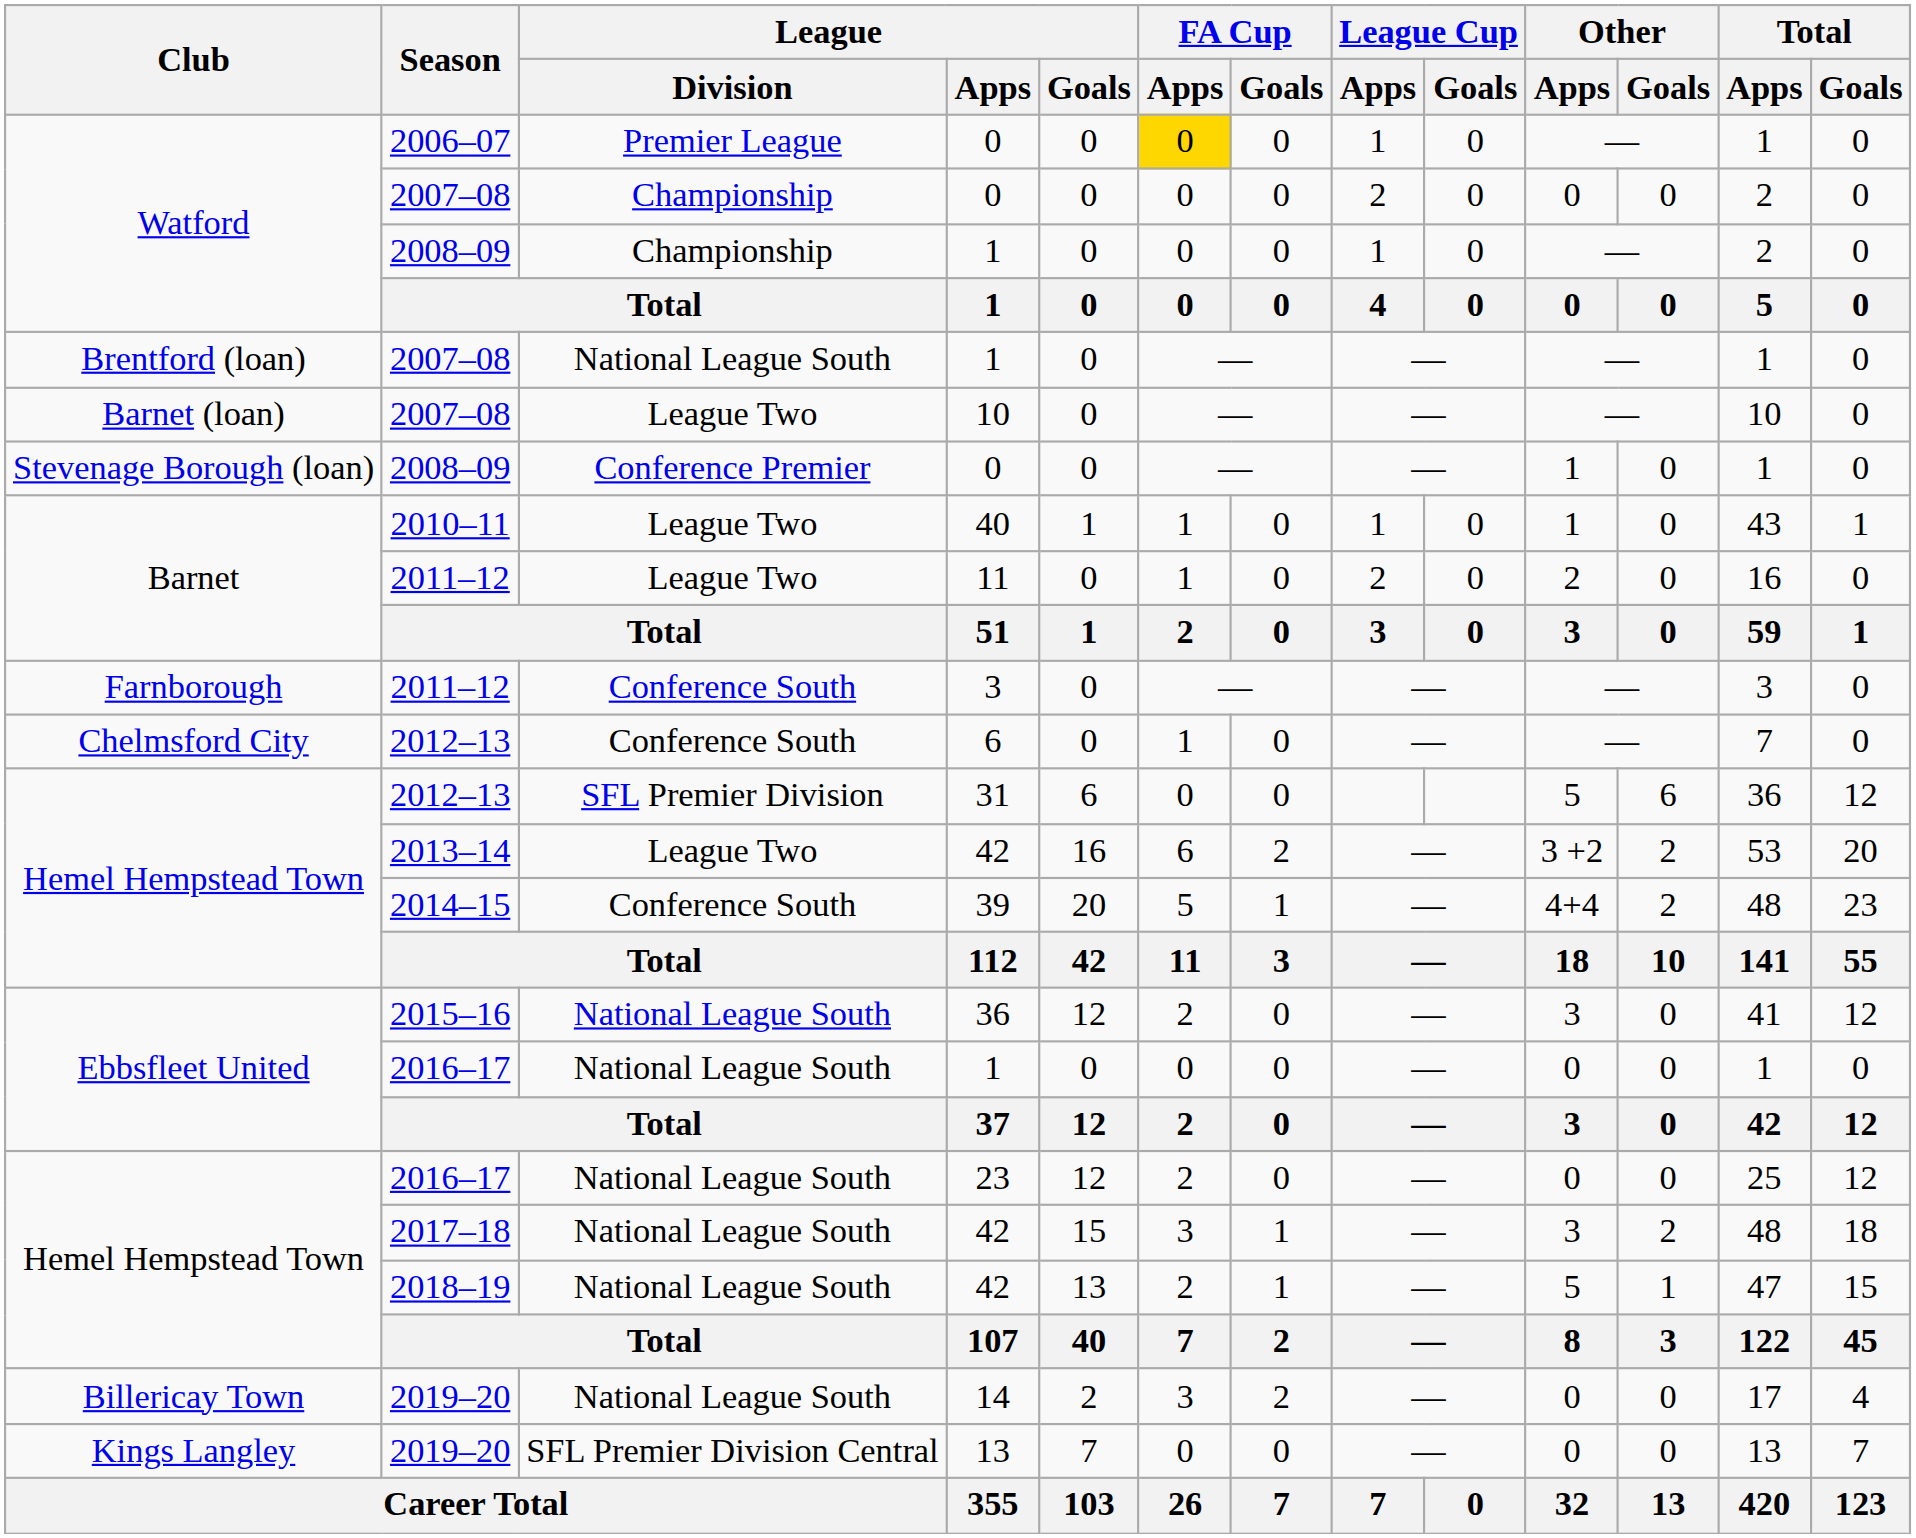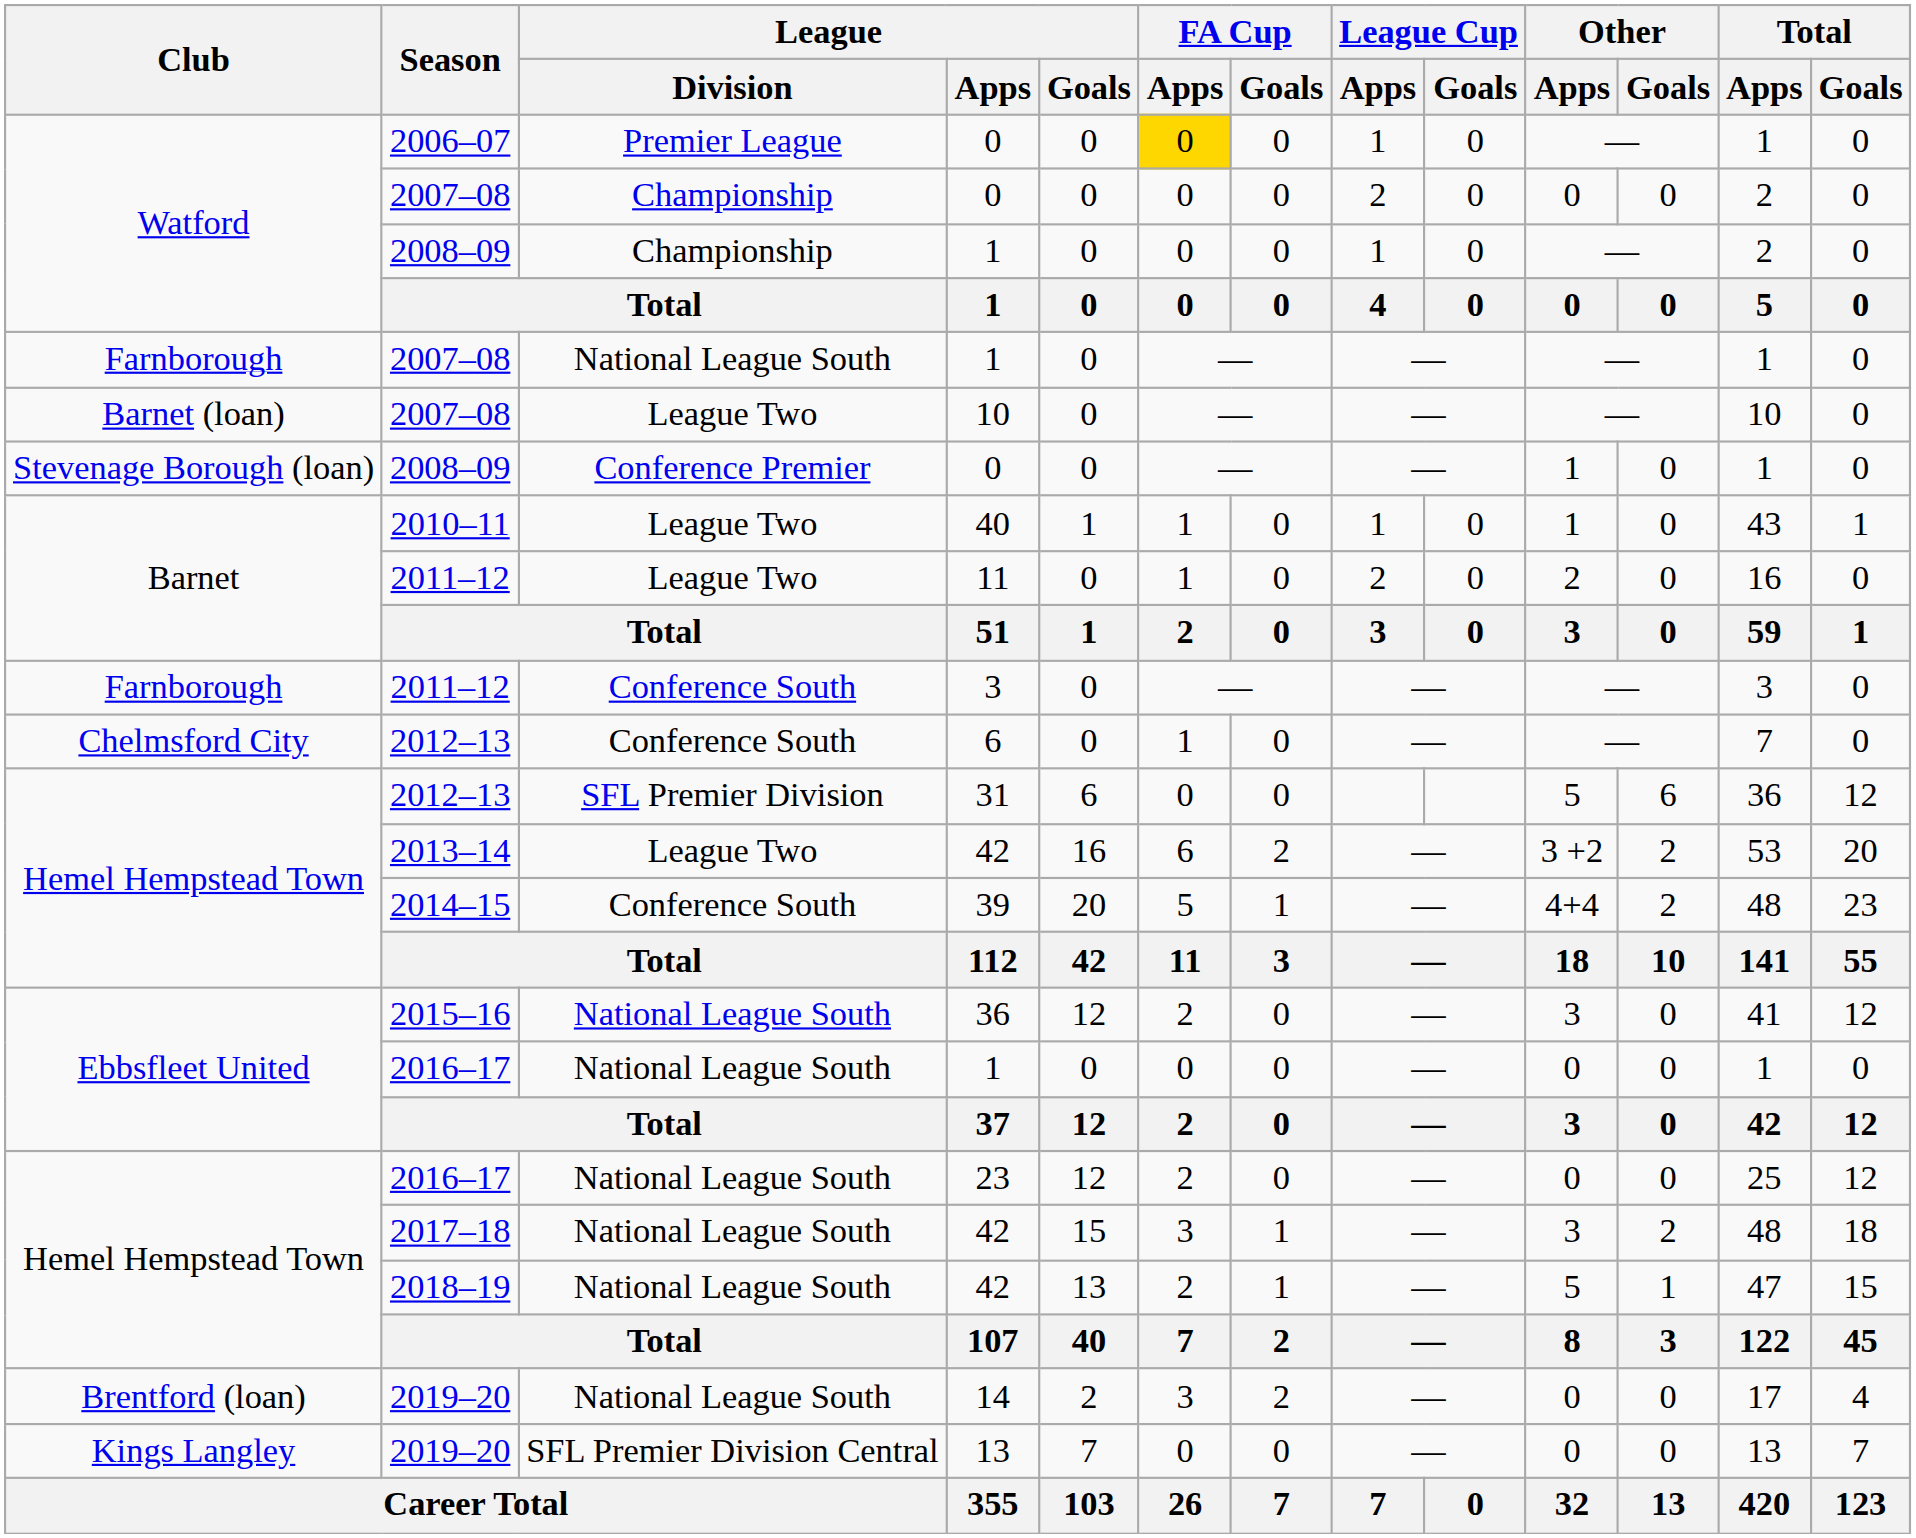(194, 359) Brentford (loan) -> (194, 359) Farnborough
(194, 1395) Billericay Town -> (194, 1395) Brentford (loan)
